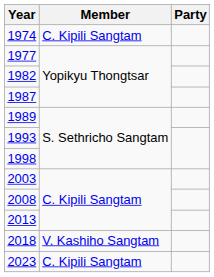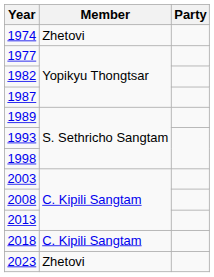(92, 35) C. Kipili Sangtam -> (63, 35) Zhetovi
(101, 240) V. Kashiho Sangtam -> (92, 240) C. Kipili Sangtam
(92, 261) C. Kipili Sangtam -> (63, 261) Zhetovi
